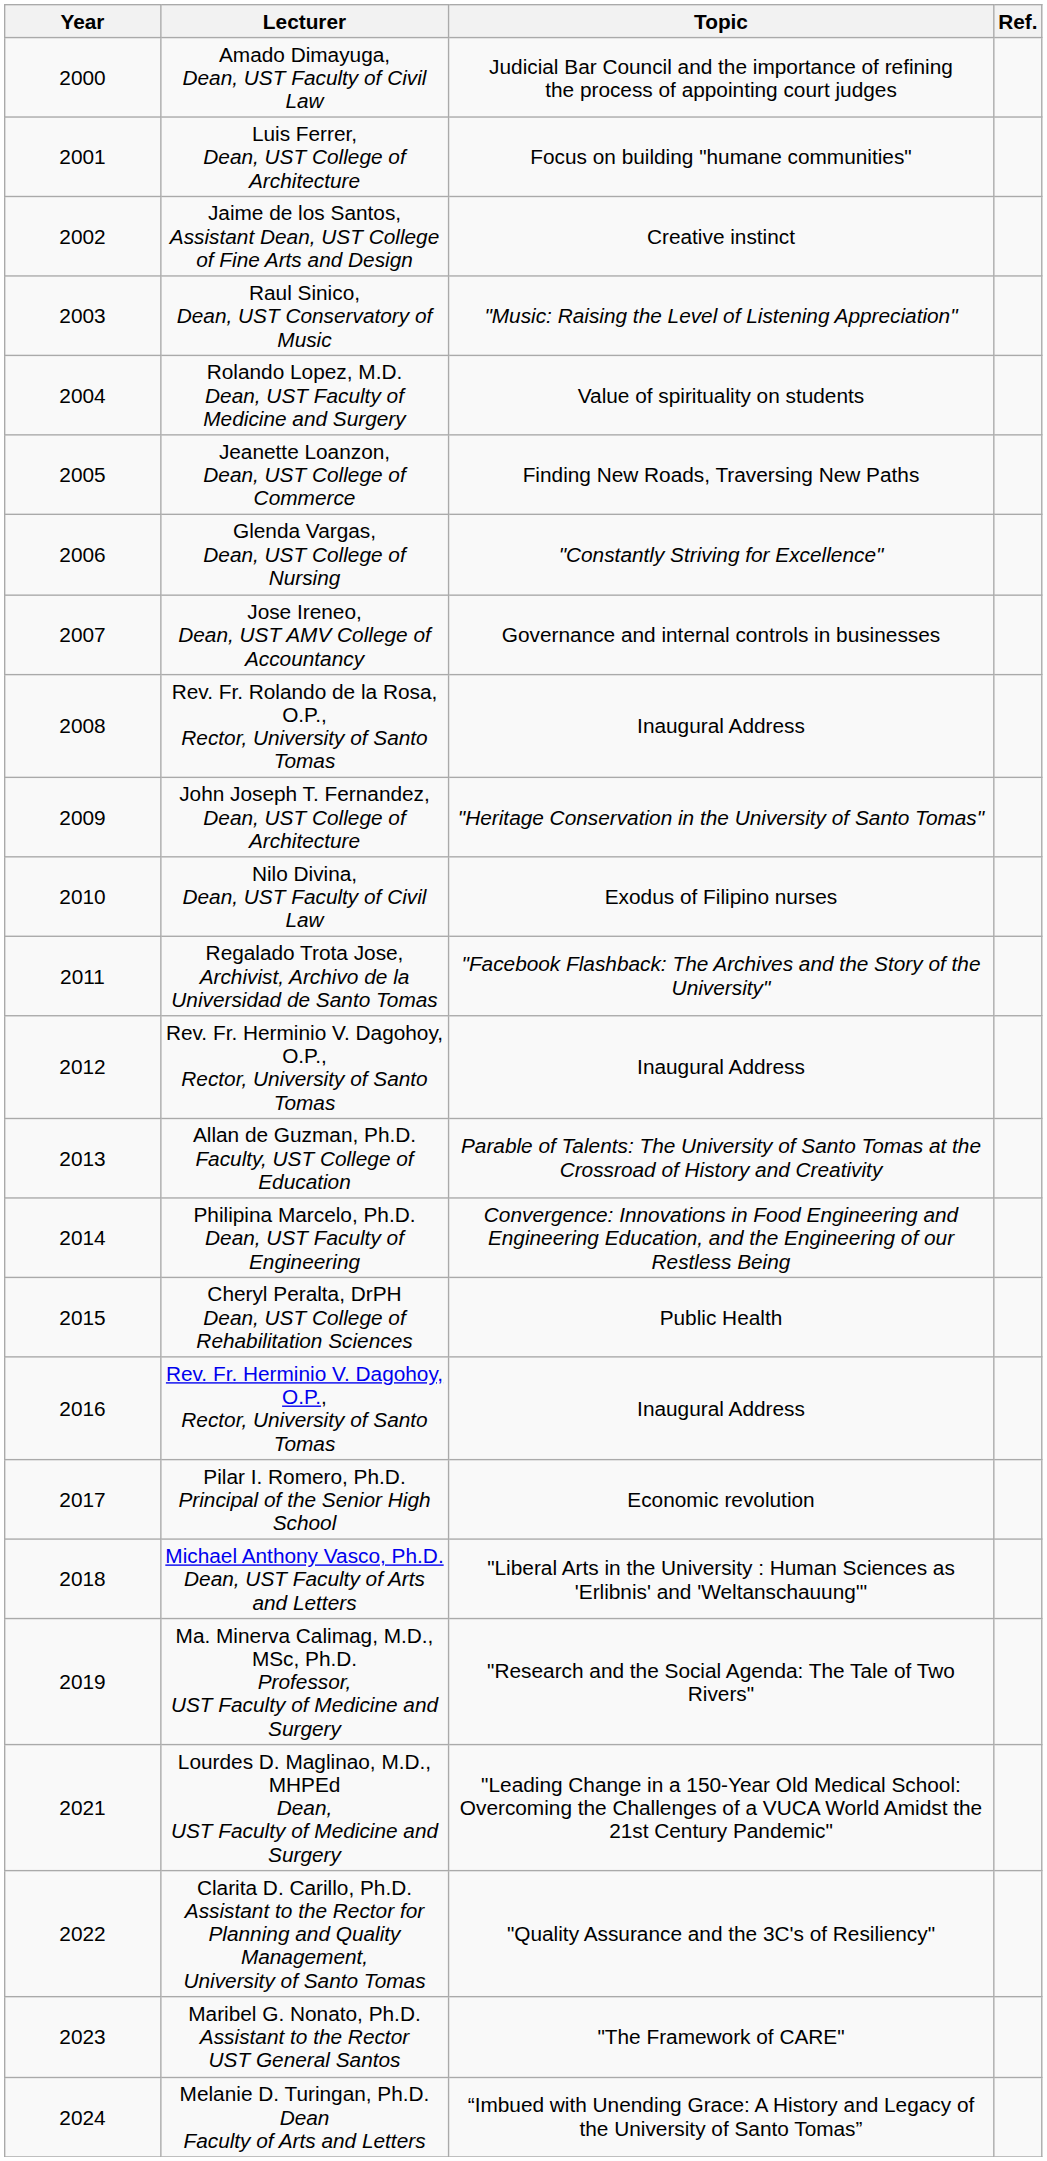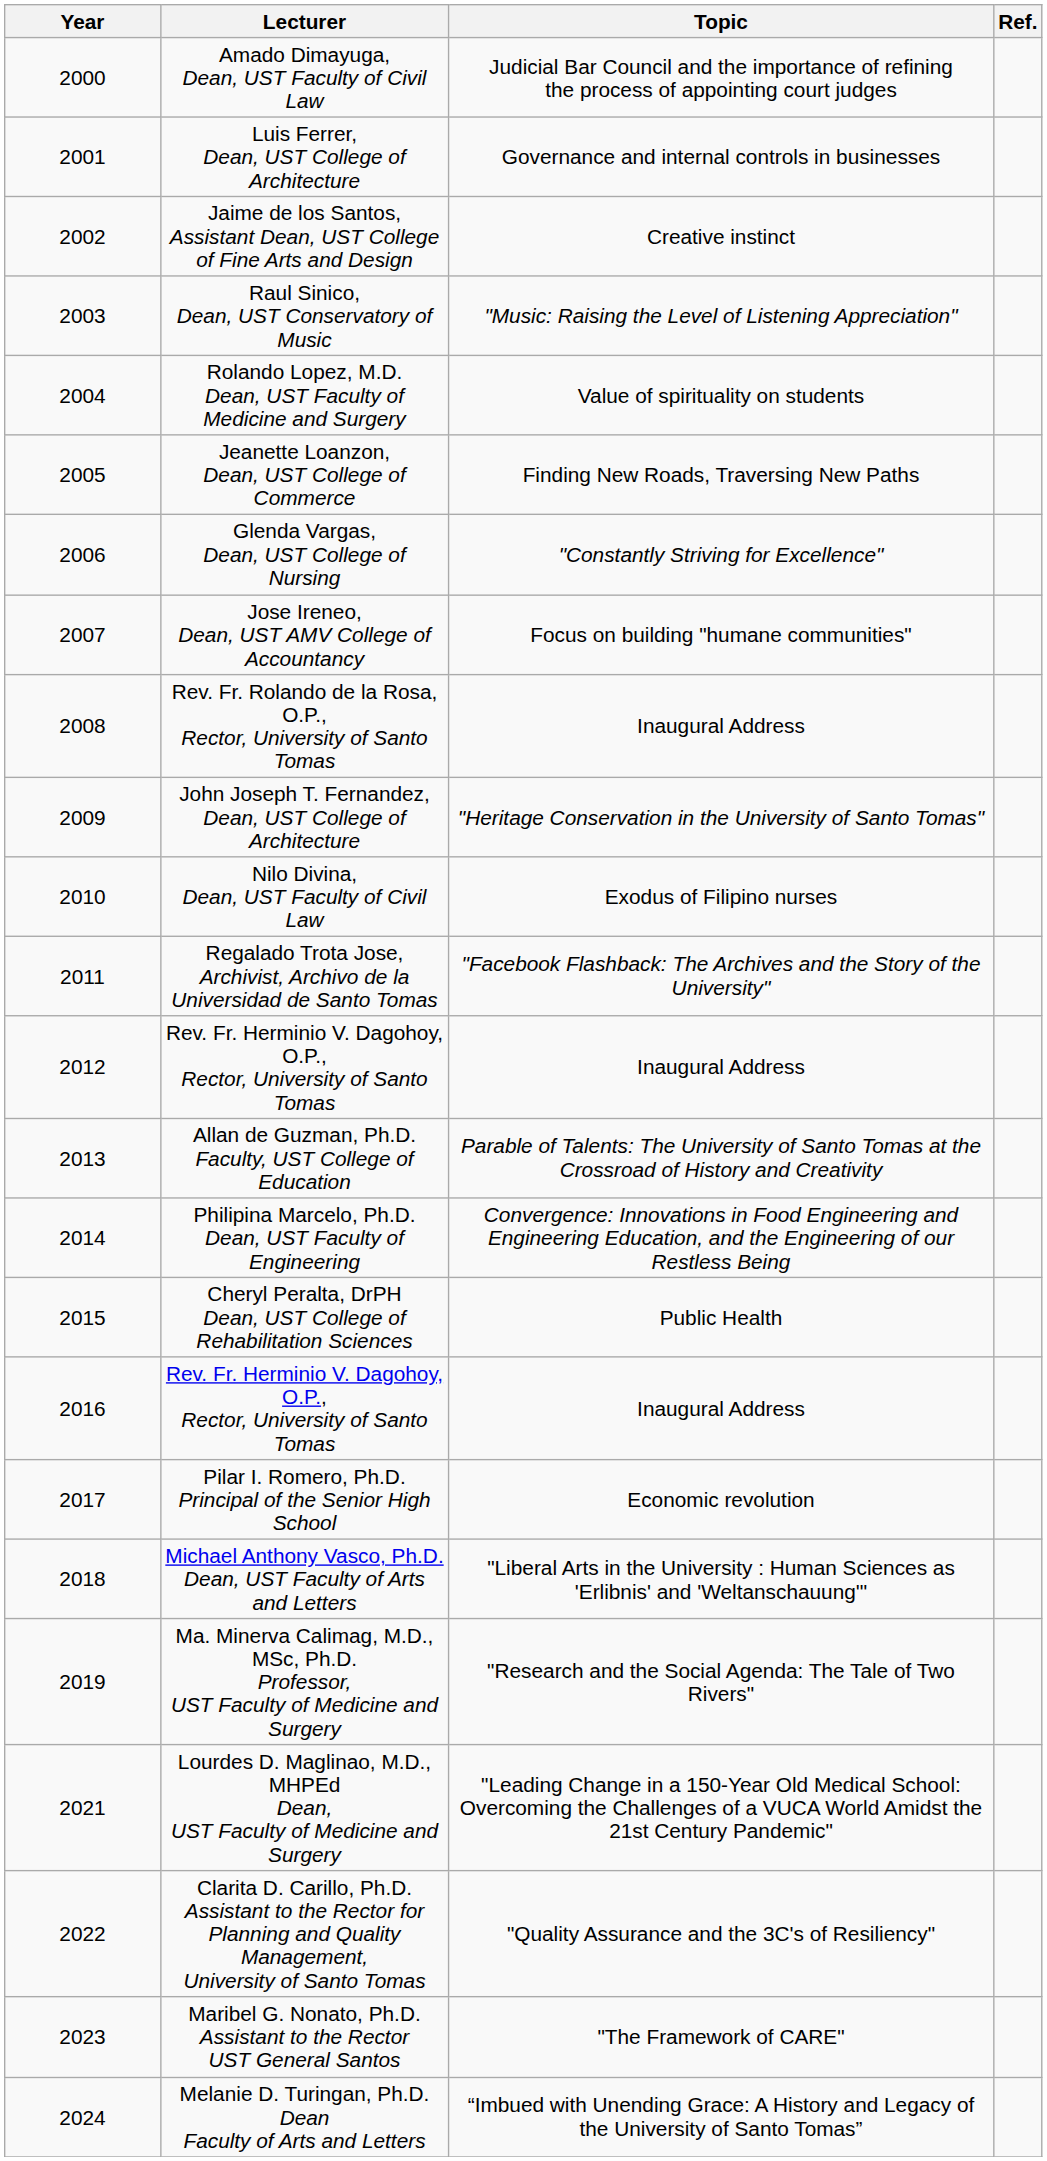(721, 157) Focus on building "humane communities" -> (721, 157) Governance and internal controls in businesses
(721, 634) Governance and internal controls in businesses -> (721, 634) Focus on building "humane communities"
